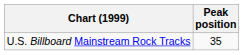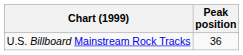(216, 41) 35 -> (216, 41) 36
